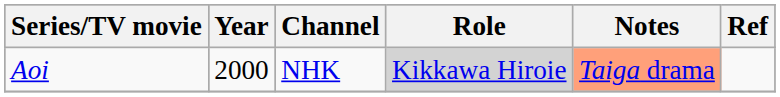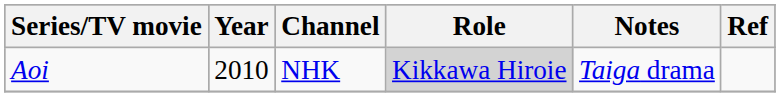(241, 69) 2000 -> (241, 69) 2010
(647, 69) lightsalmon background -> (647, 69) no background
